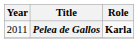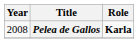(17, 29) 2011 -> (17, 29) 2008
